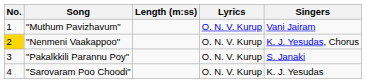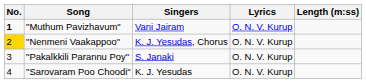columns swapped: (313, 12) <-> (166, 12)
(9, 27) normal -> (9, 27) bold
